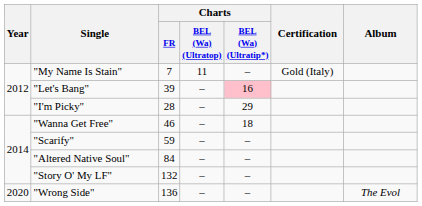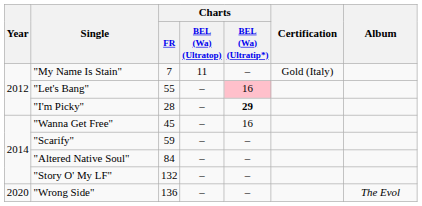(169, 89) 39 -> (169, 89) 55
(248, 106) normal -> (248, 106) bold
(169, 123) 46 -> (169, 123) 45
(248, 123) 18 -> (248, 123) 16
